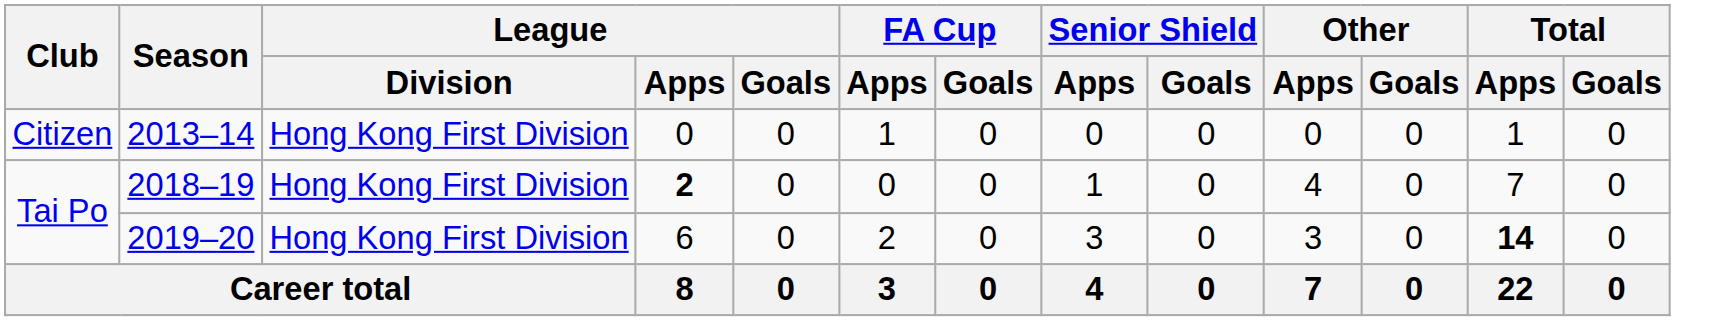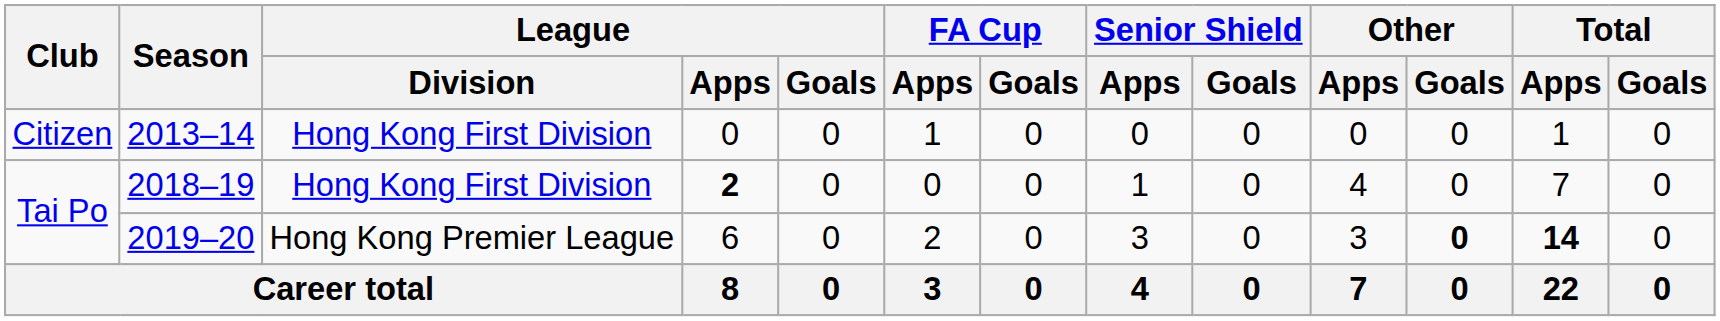(449, 237) Hong Kong First Division -> (472, 237) Hong Kong Premier League
(1414, 237) normal -> (1460, 237) bold
